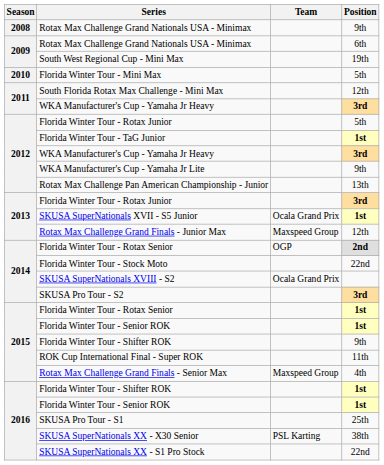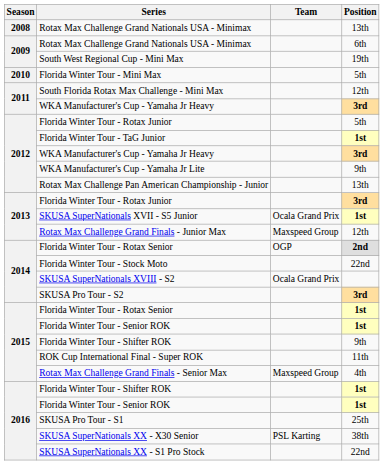(360, 27) 9th -> (360, 27) 13th
